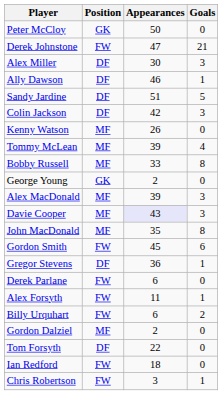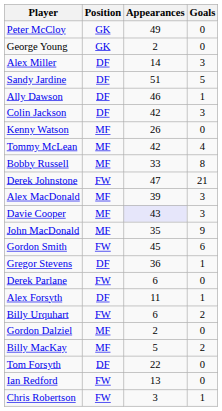(155, 29) 50 -> (155, 29) 49
rows swapped: (37, 180) <-> (42, 46)
(155, 63) 30 -> (155, 63) 14
rows swapped: (35, 79) <-> (37, 96)
(155, 146) 39 -> (155, 146) 42
(202, 230) 8 -> (202, 230) 9
(103, 297) FW -> (103, 297) DF
+ row: (37, 347)
(155, 364) 18 -> (155, 381) 13
